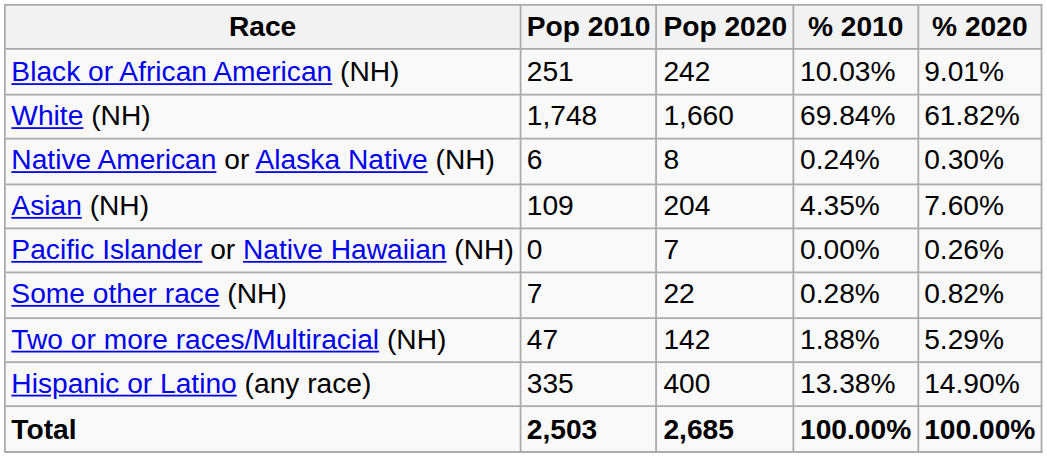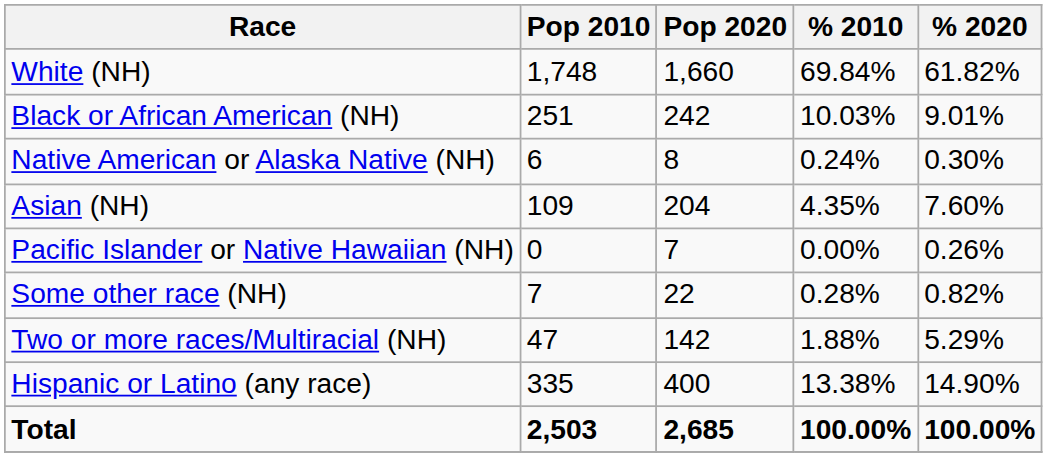rows swapped: (81, 116) <-> (205, 71)
